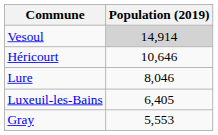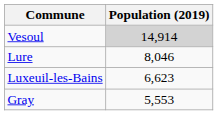- row: (33, 57)
(159, 99) 6,405 -> (159, 78) 6,623
